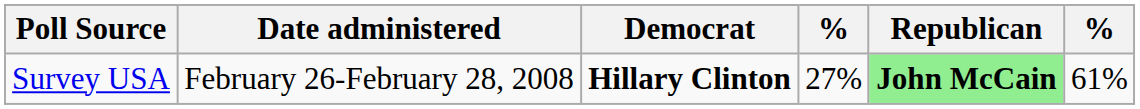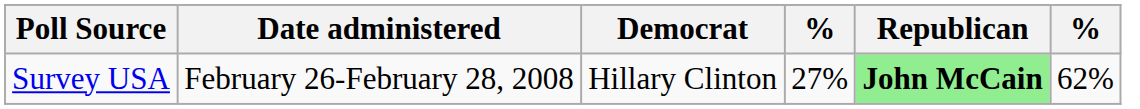(690, 78) bold -> (683, 78) normal
(1099, 78) 61% -> (1086, 78) 62%
